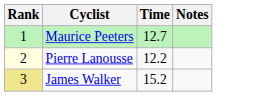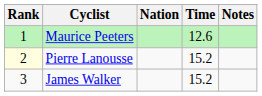+ column: (159, 15)
(155, 36) 12.7 -> (200, 36) 12.6
(155, 58) 12.2 -> (200, 58) 15.2
(23, 79) khaki background -> (23, 79) no background
